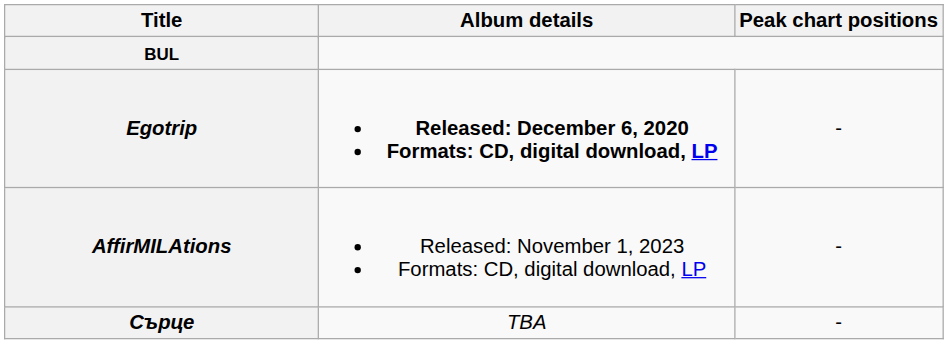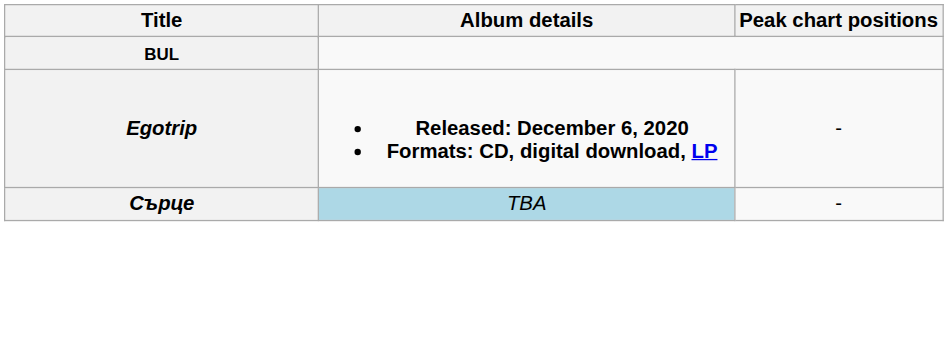- row: (162, 246)
(527, 322) no background -> (527, 203) lightblue background
